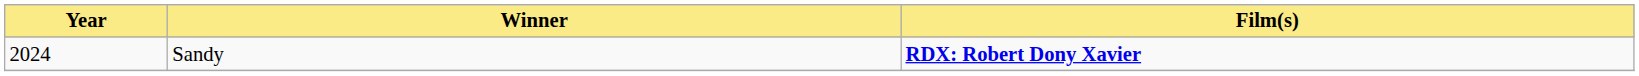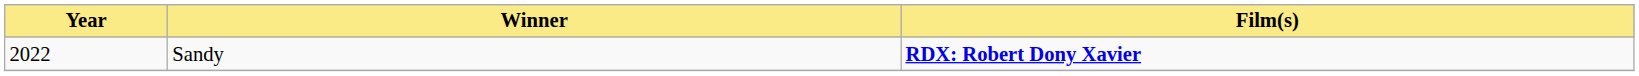(30, 53) 2024 -> (30, 53) 2022
